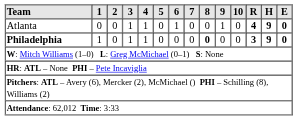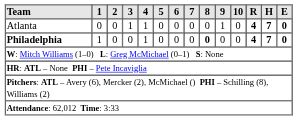(176, 25) 1 -> (176, 25) 0
(269, 25) 9 -> (269, 25) 7
(130, 40) 1 -> (130, 40) 0
(254, 40) 3 -> (254, 40) 4
(269, 40) 9 -> (269, 40) 7
